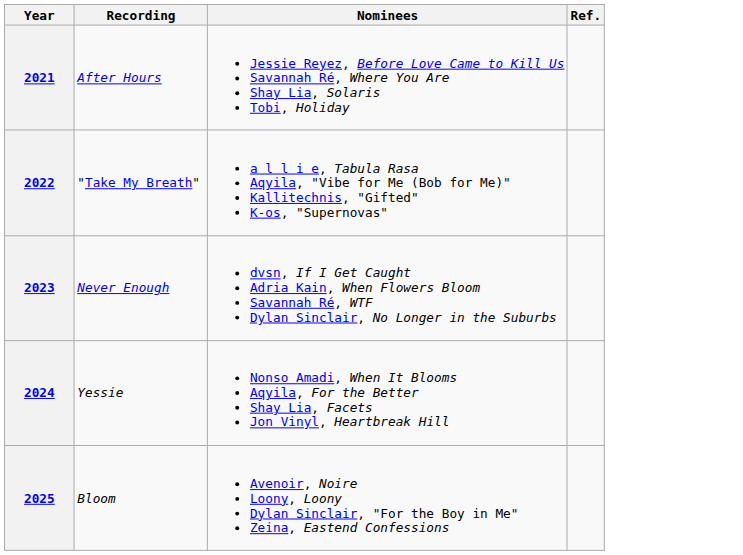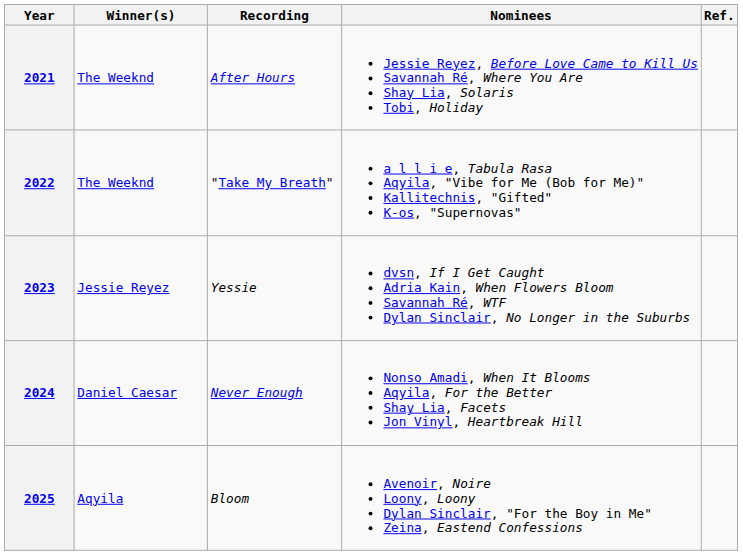+ column: (141, 15)
(123, 288) Never Enough -> (234, 288) Yessie
(100, 393) Yessie -> (257, 393) Never Enough
